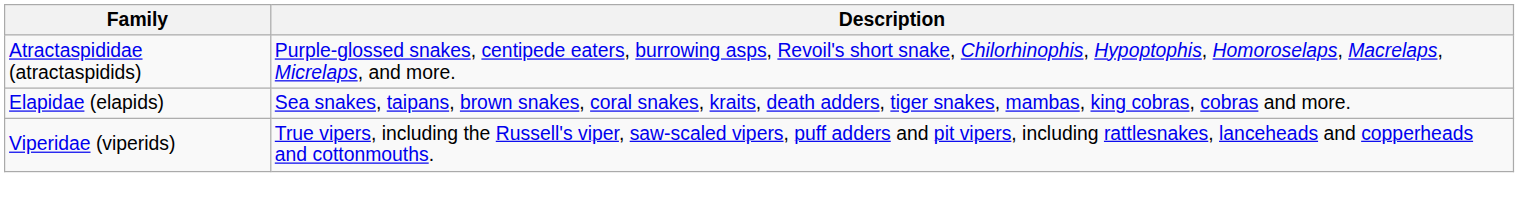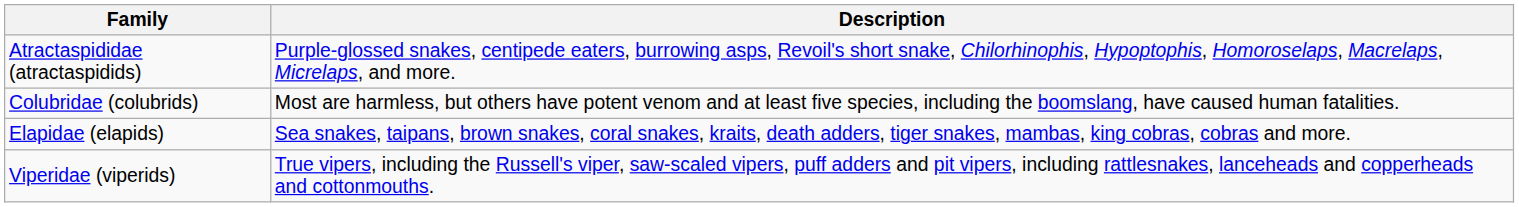+ row: (104, 103)
